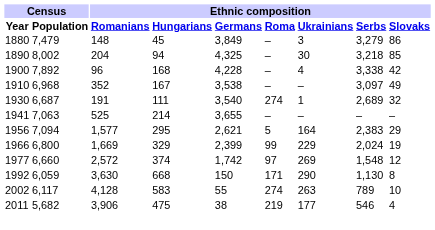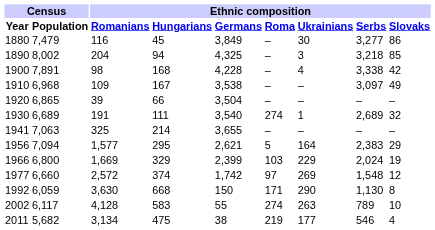(100, 41) 148 -> (100, 41) 116
(301, 41) 3 -> (304, 41) 30
(370, 41) 3,279 -> (370, 41) 3,277
(304, 56) 30 -> (301, 56) 3
(46, 71) 7,892 -> (46, 71) 7,891
(97, 71) 96 -> (97, 71) 98
(100, 86) 352 -> (100, 86) 109
+ row: (17, 101)
(46, 101) 6,687 -> (46, 116) 6,689
(100, 116) 525 -> (100, 130) 325
(271, 145) 99 -> (274, 160) 103
(105, 205) 3,906 -> (105, 220) 3,134
